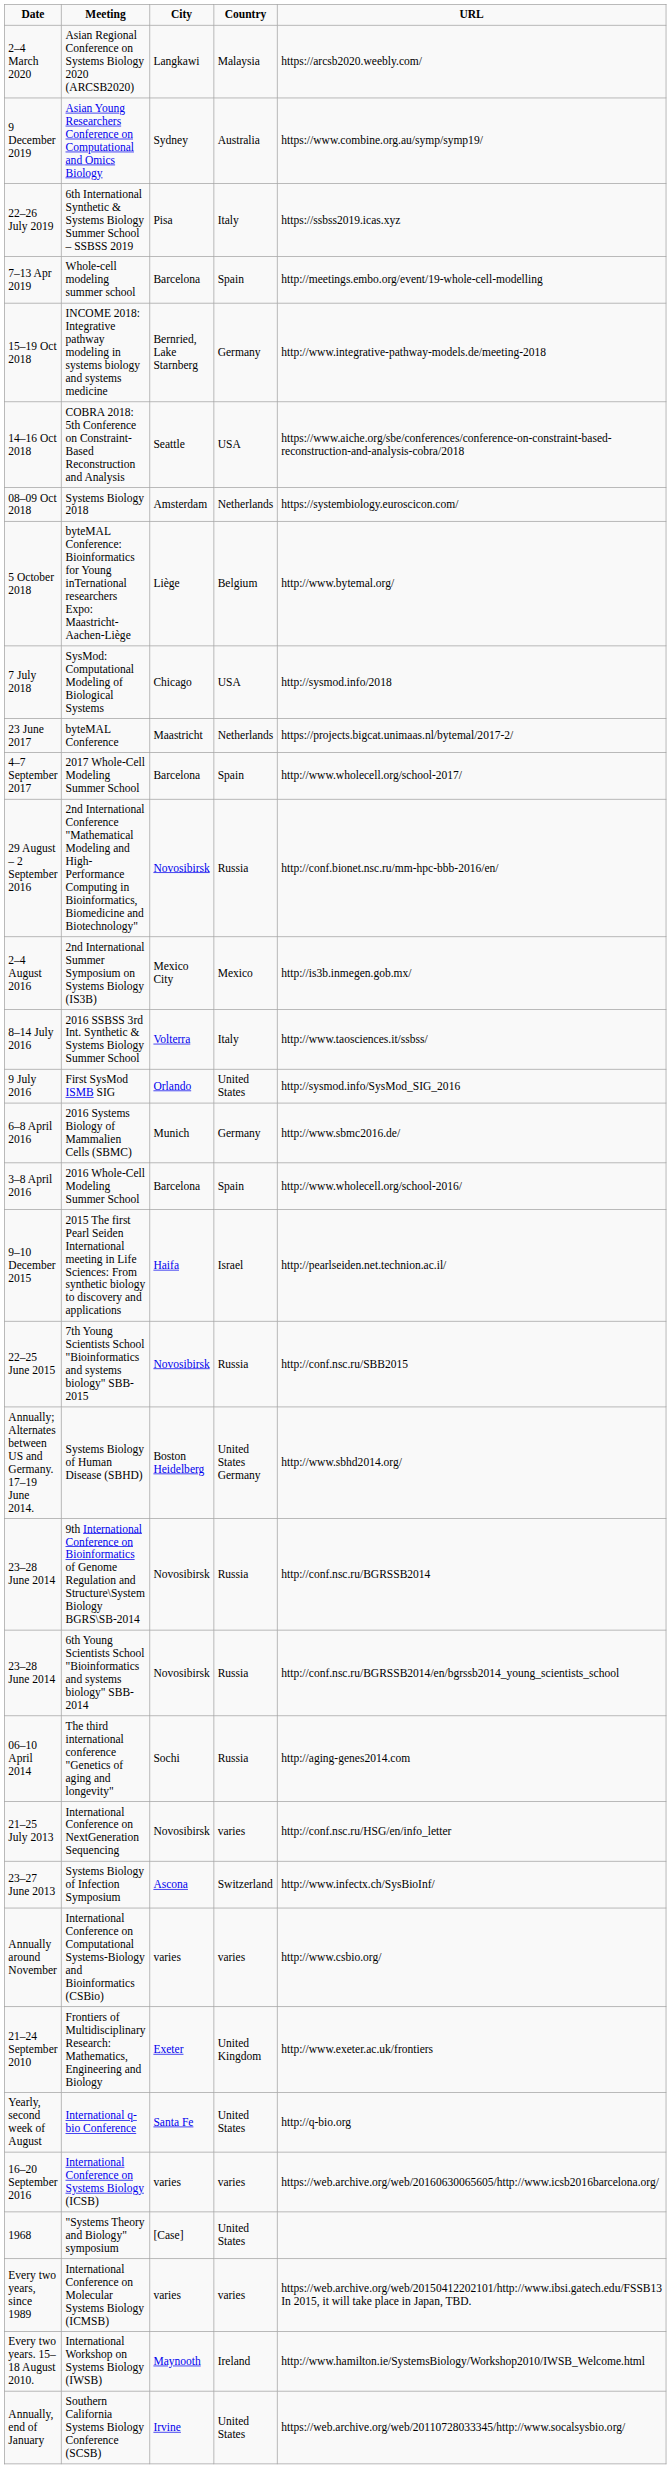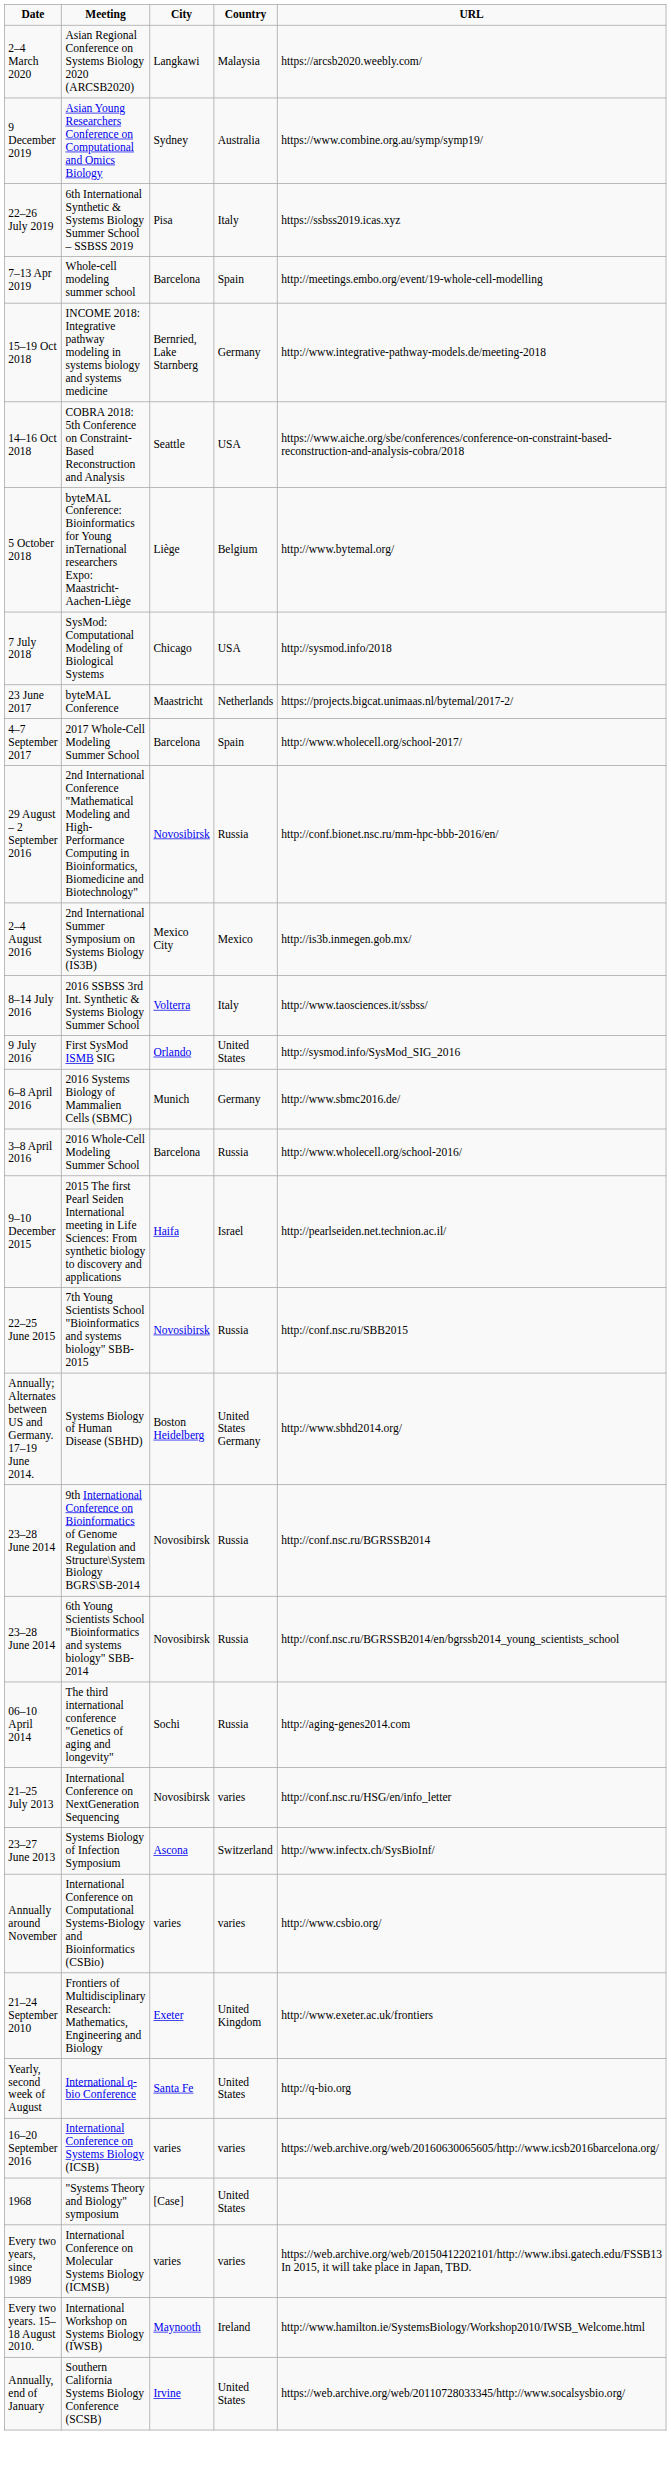- row: (105, 504)
(231, 1186) Spain -> (233, 1152) Russia
